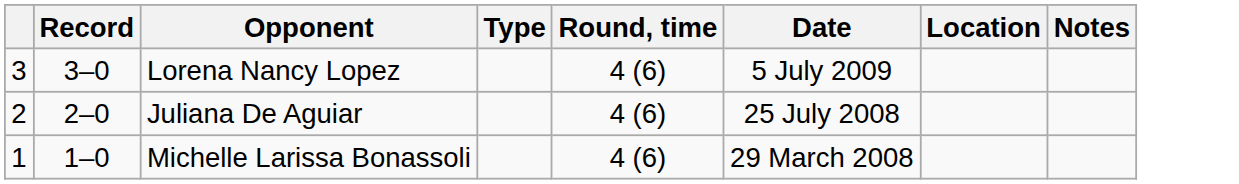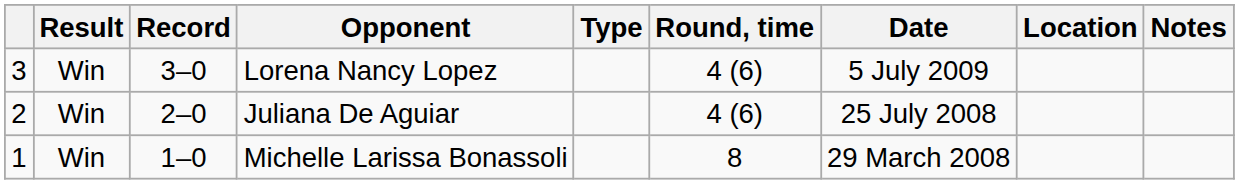+ column: (81, 27)
(638, 158) 4 (6) -> (735, 158) 8
